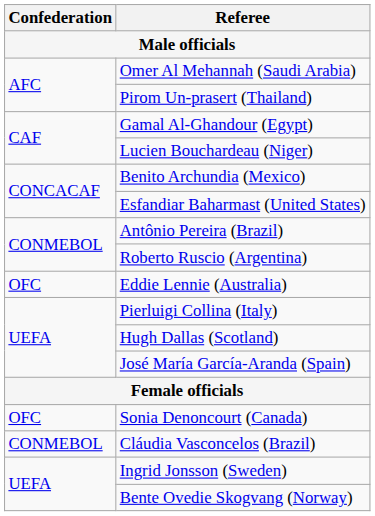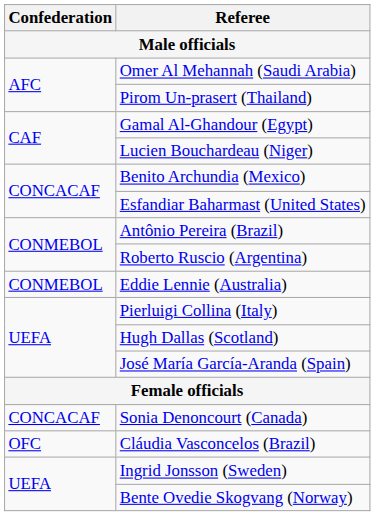(25, 284) OFC -> (56, 284) CONMEBOL
(25, 417) OFC -> (54, 417) CONCACAF
(56, 444) CONMEBOL -> (25, 444) OFC
